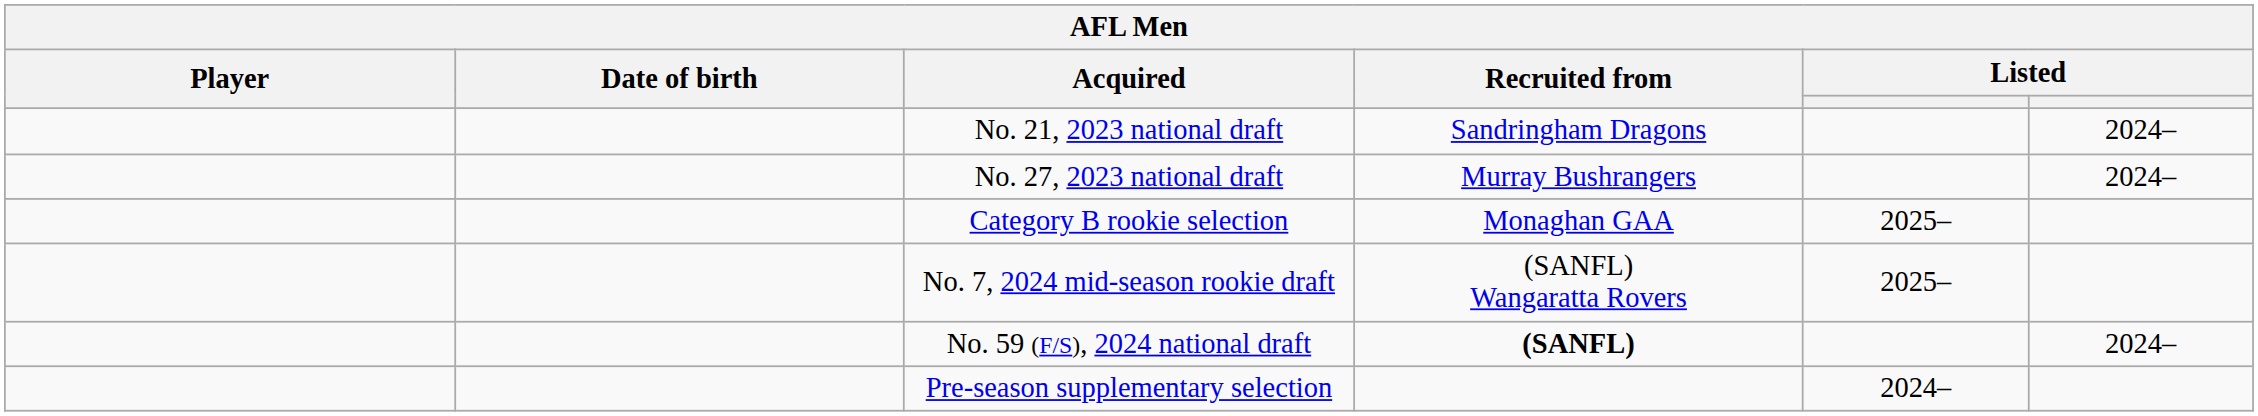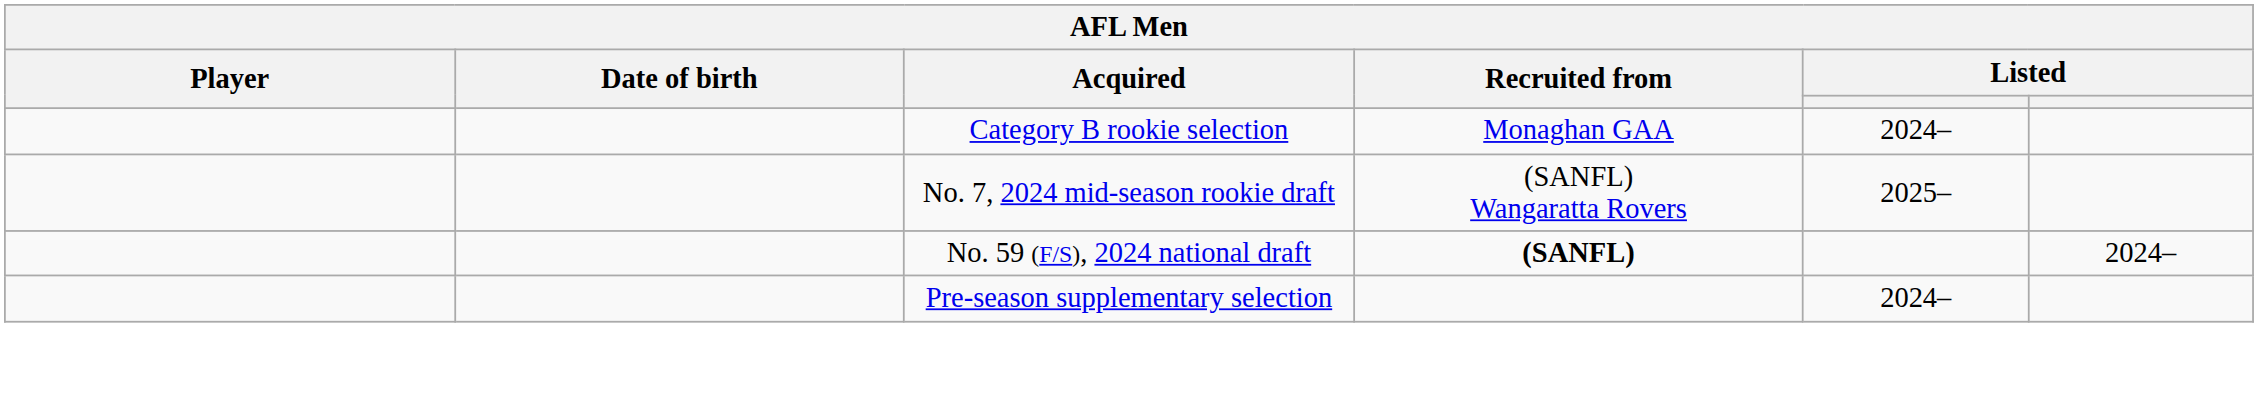- row: (1129, 130)
- row: (1129, 175)
(1916, 220) 2025– -> (1916, 130) 2024–
